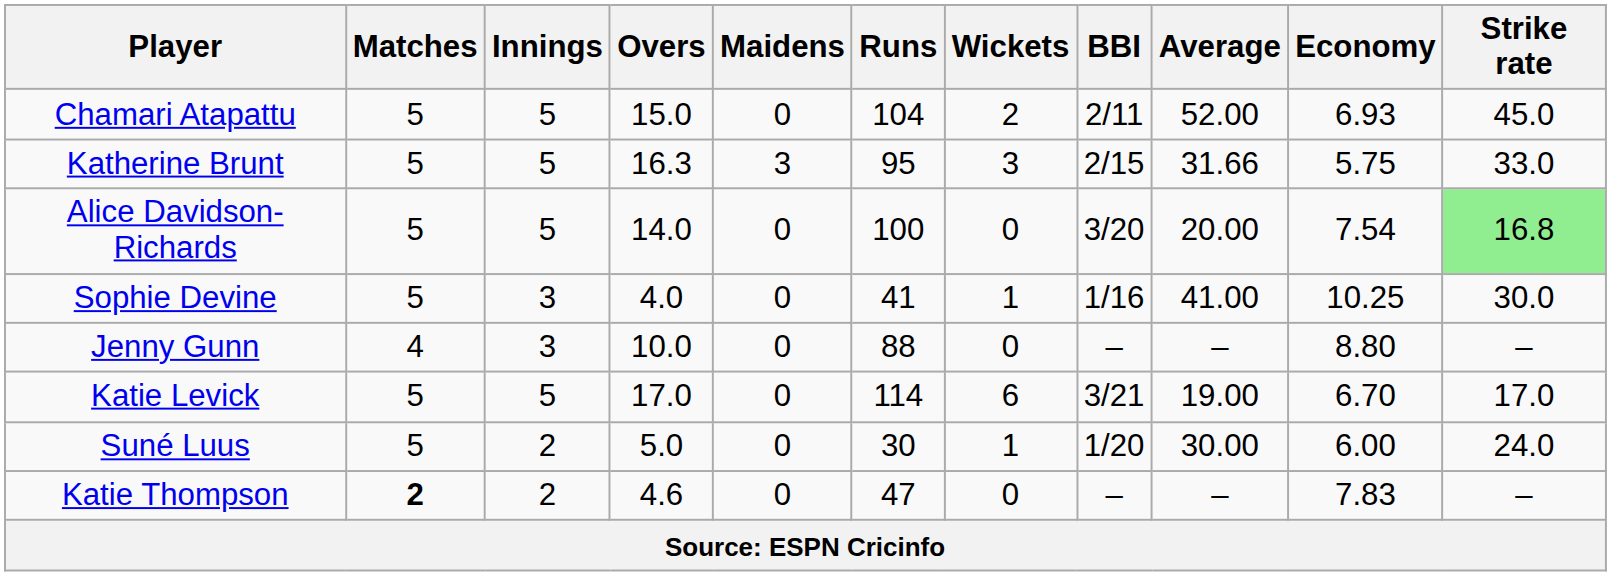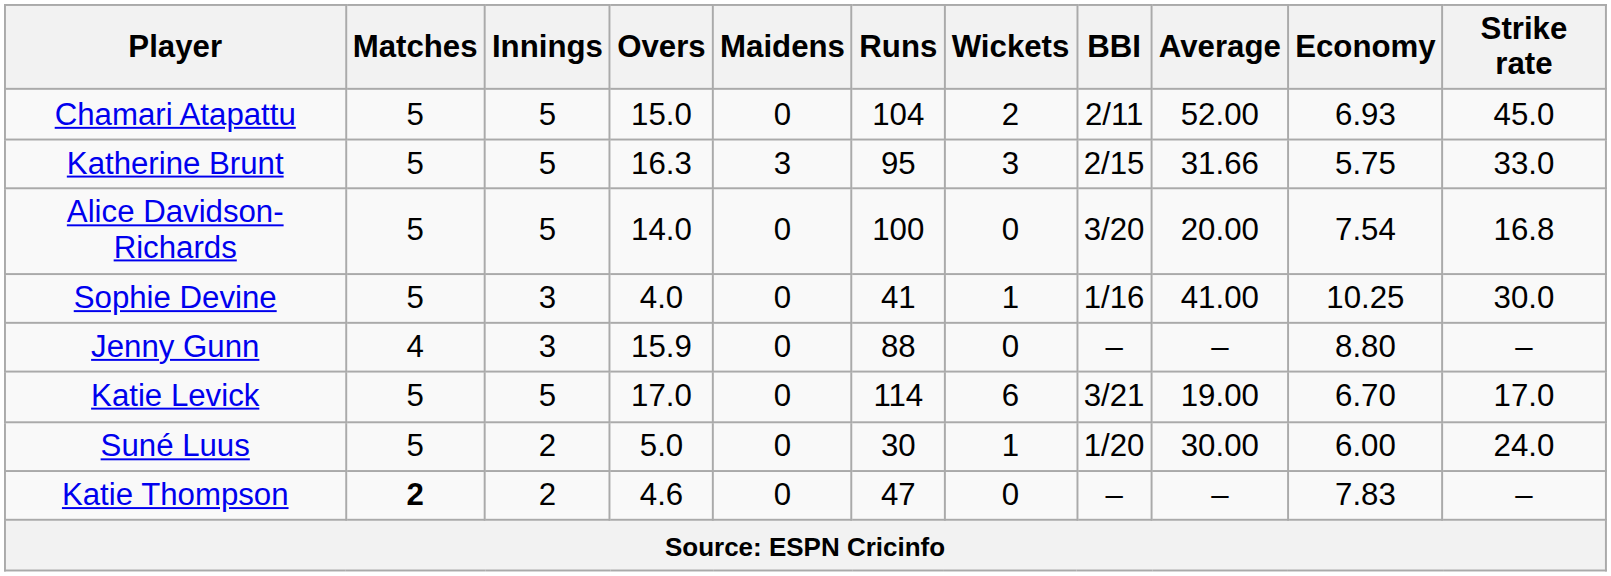(1524, 230) lightgreen background -> (1524, 230) no background
(661, 346) 10.0 -> (661, 346) 15.9
